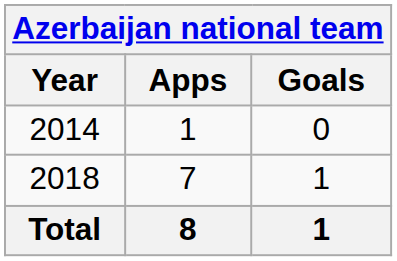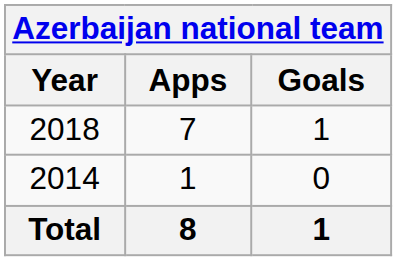rows swapped: (65, 129) <-> (65, 179)
